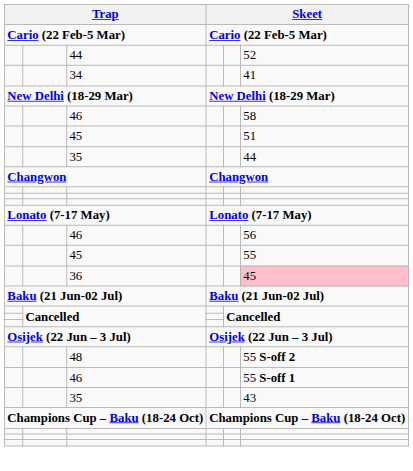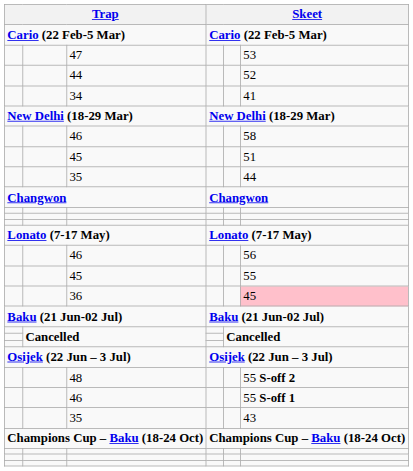+ row: (44, 55)
